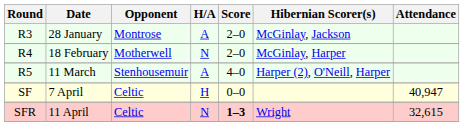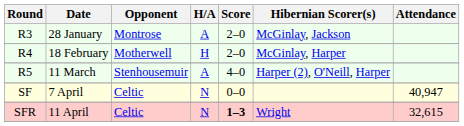(205, 53) N -> (205, 53) H
(205, 92) H -> (205, 92) N
